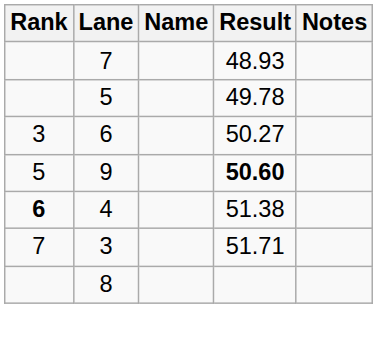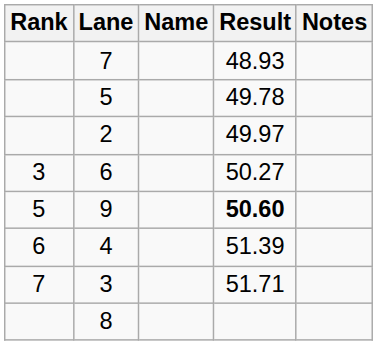+ row: (106, 135)
(39, 209) bold -> (39, 246) normal
(255, 209) 51.38 -> (255, 246) 51.39
